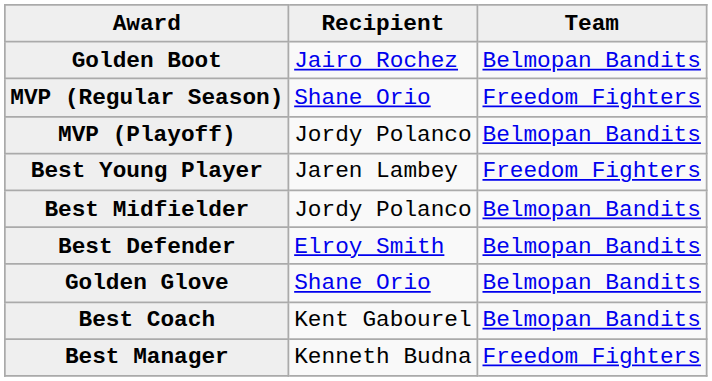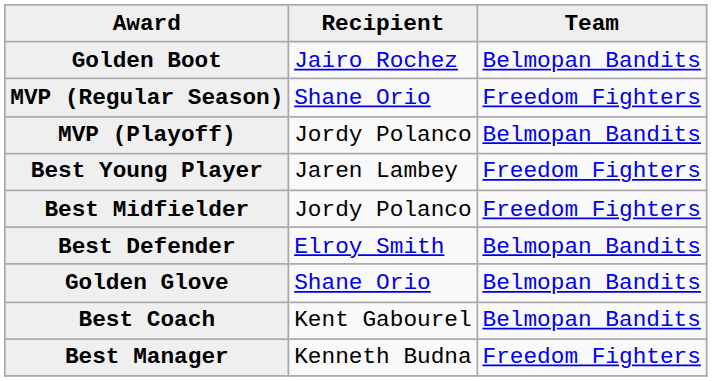(592, 209) Belmopan Bandits -> (592, 209) Freedom Fighters
